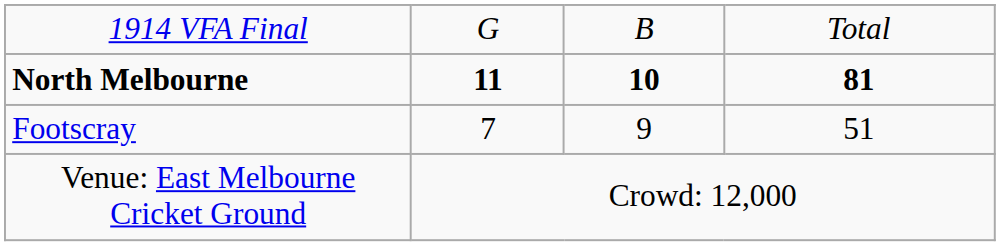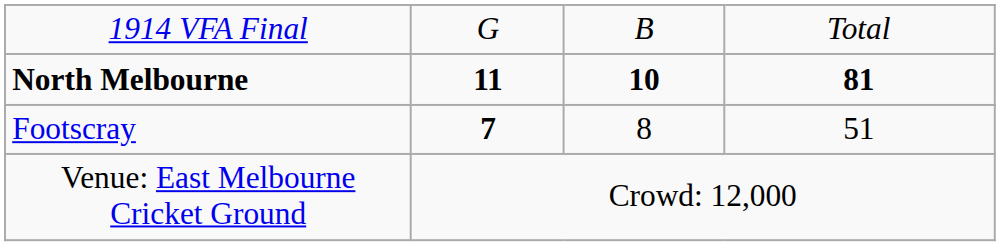(488, 128) normal -> (488, 128) bold
(644, 128) 9 -> (644, 128) 8
